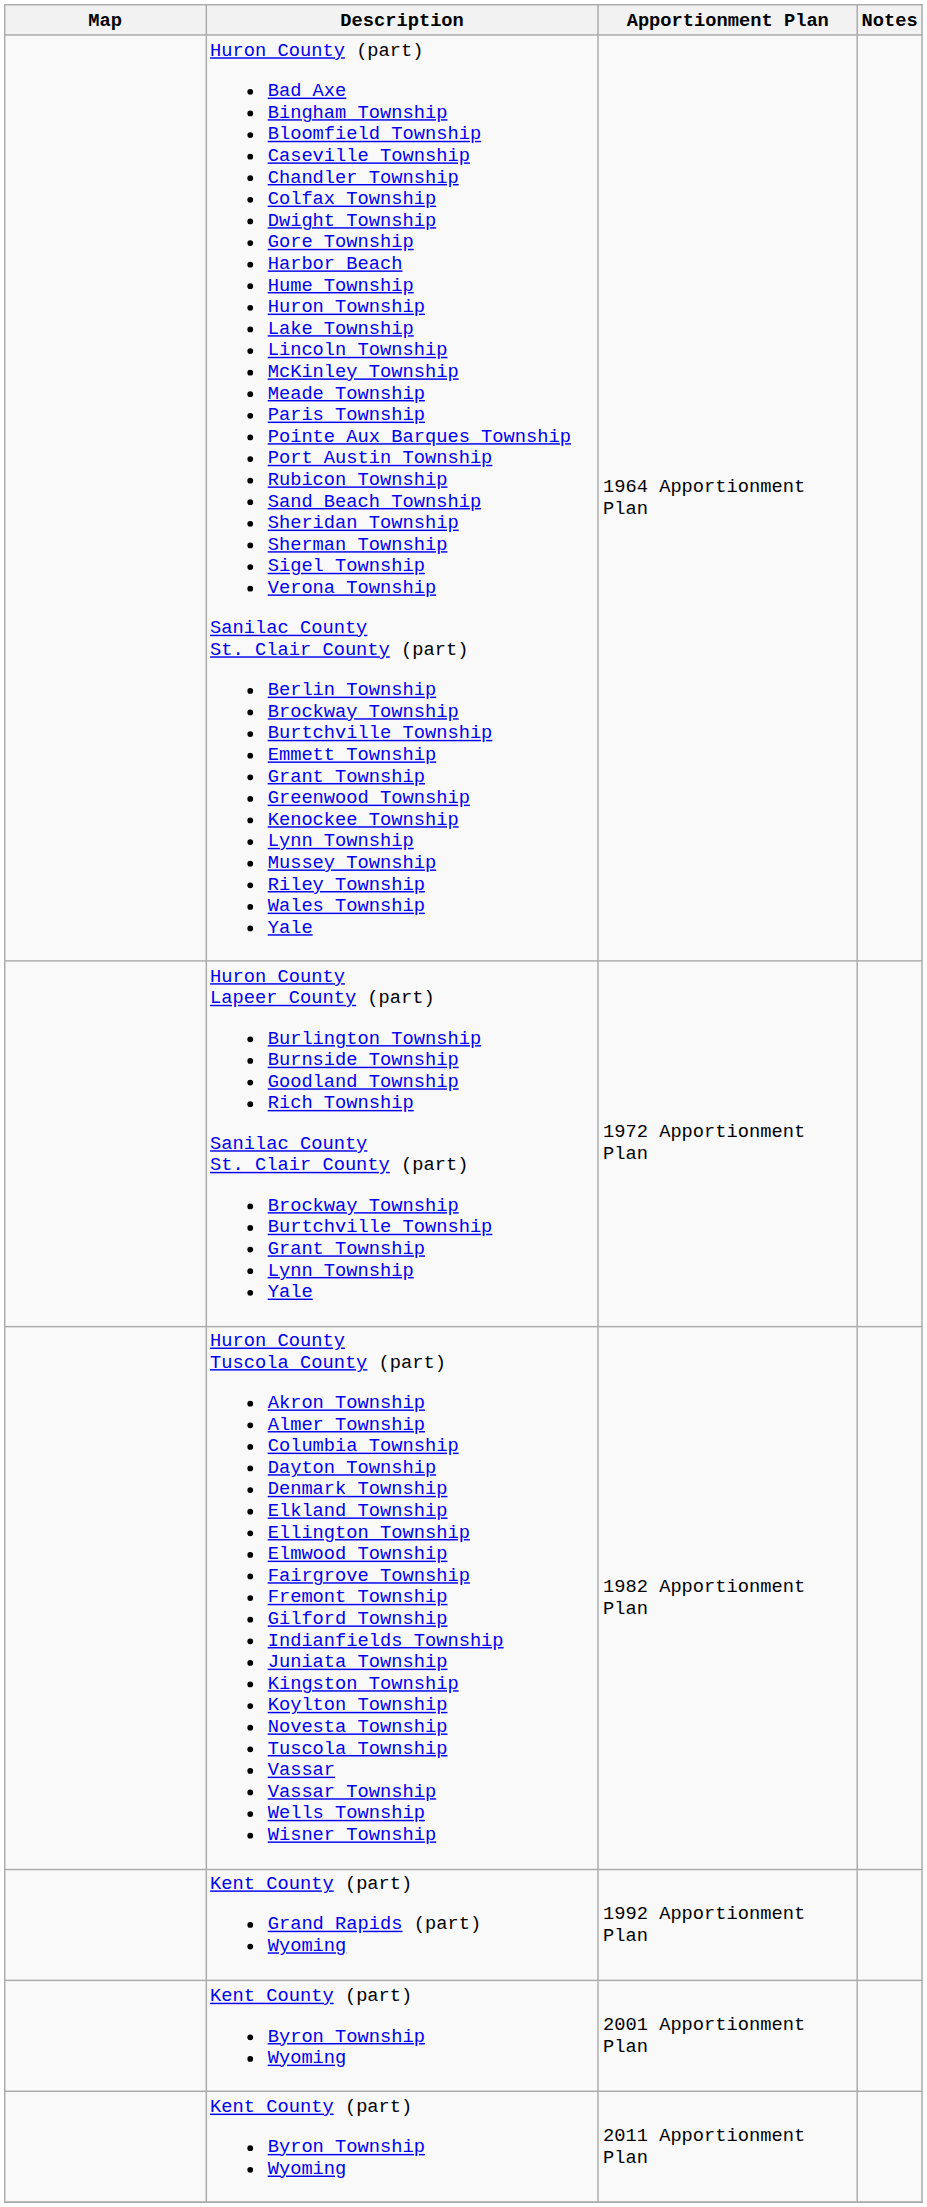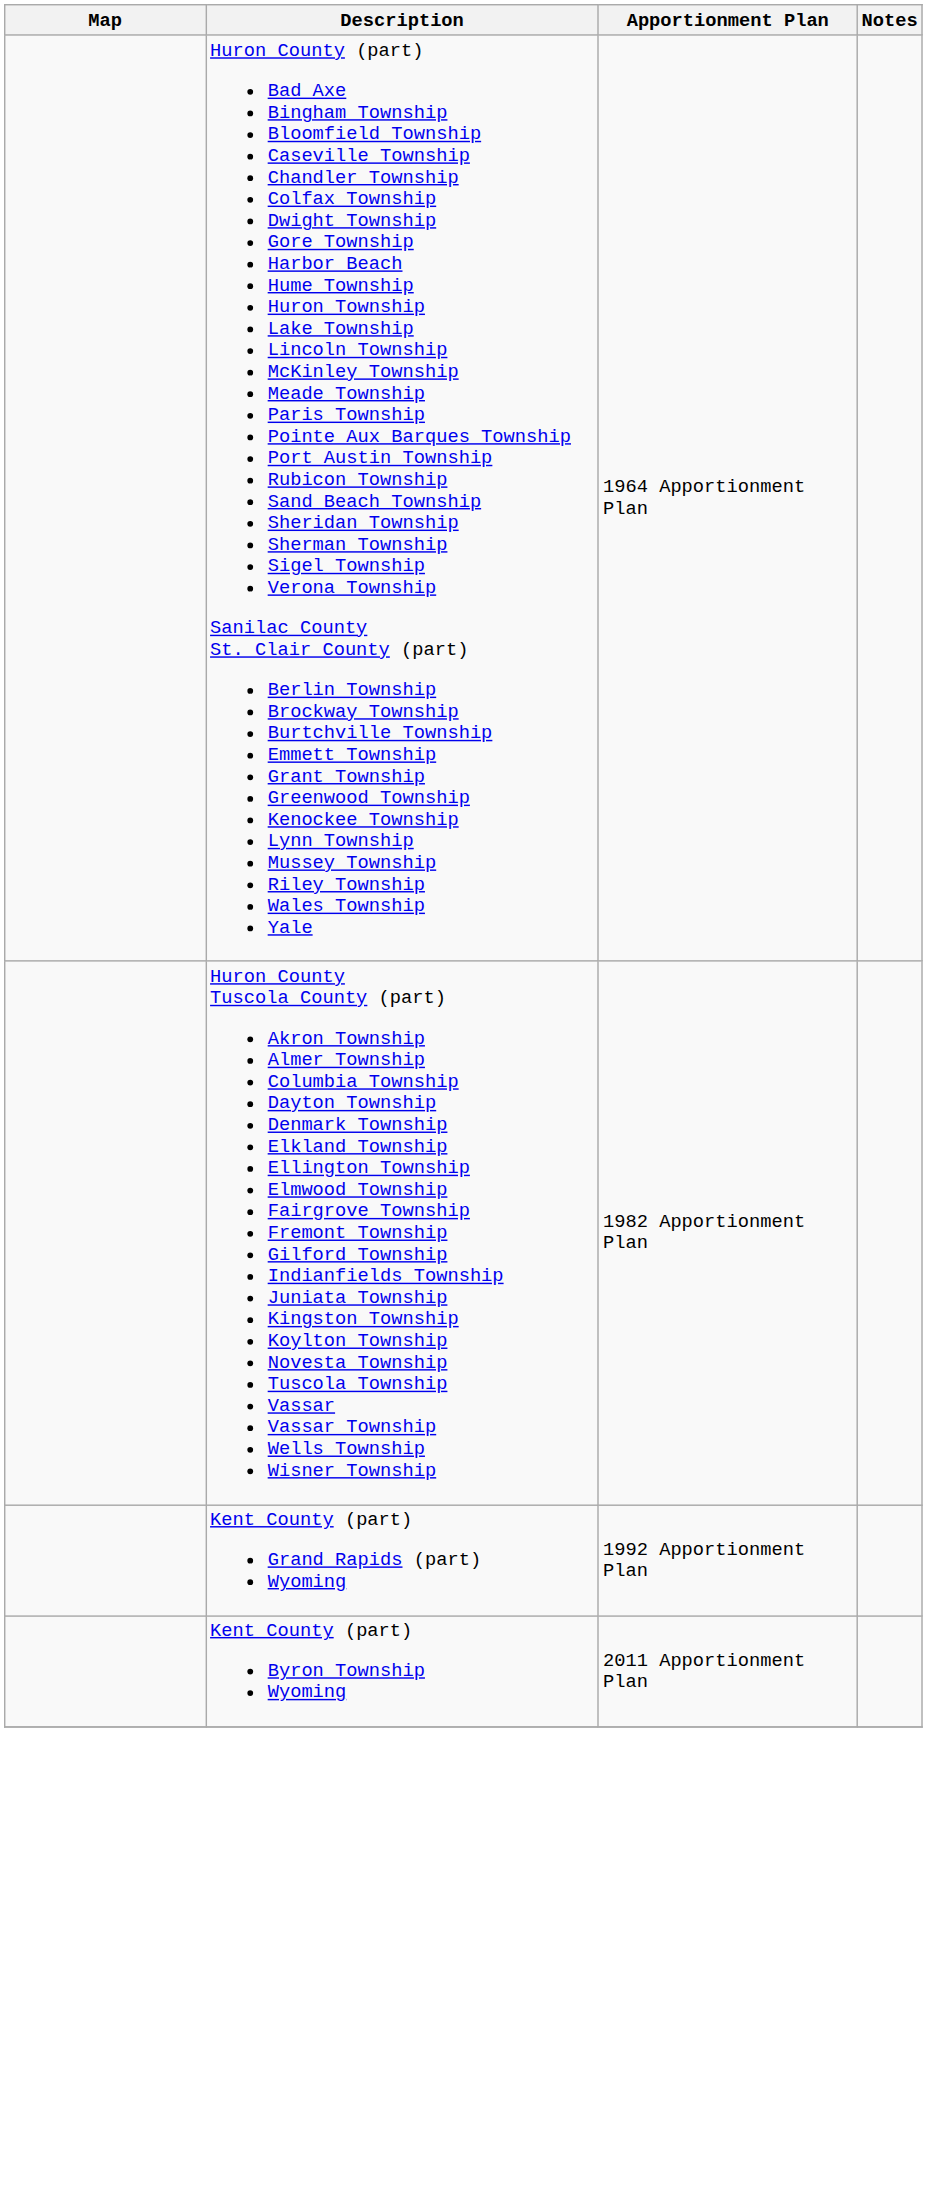- row: (704, 1144)
- row: (704, 2036)
